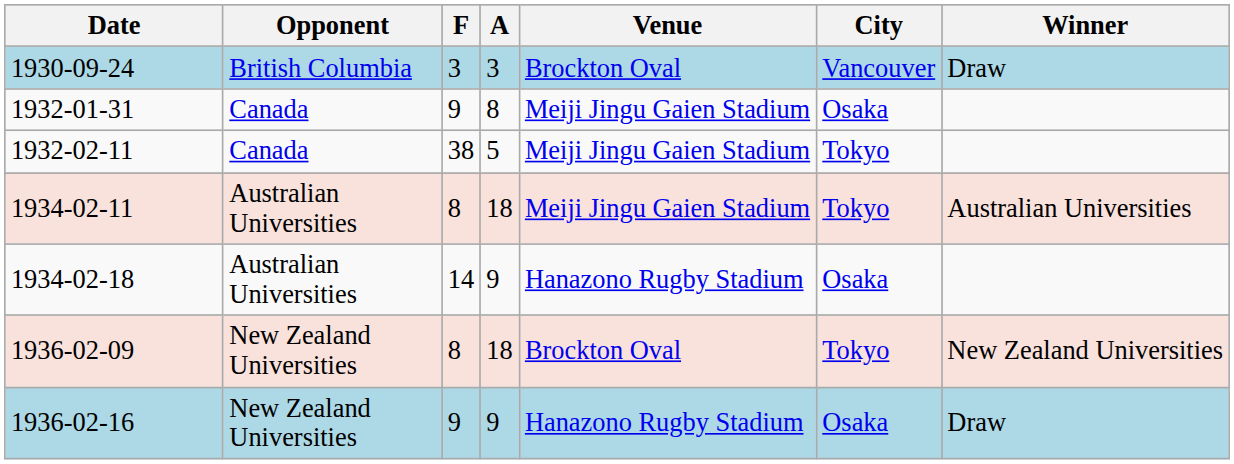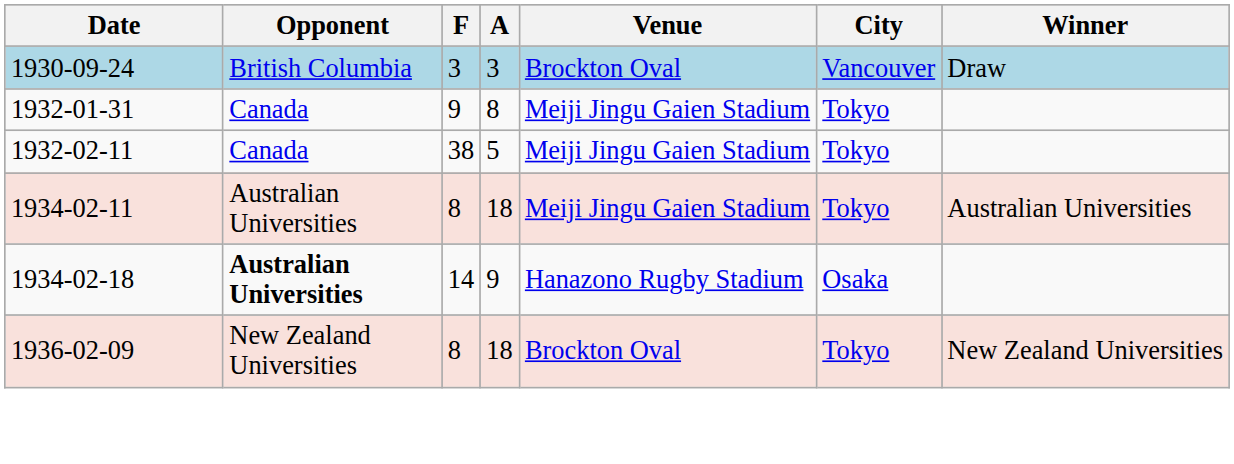(855, 109) Osaka -> (856, 109) Tokyo
(293, 279) normal -> (296, 279) bold
- row: (73, 422)
